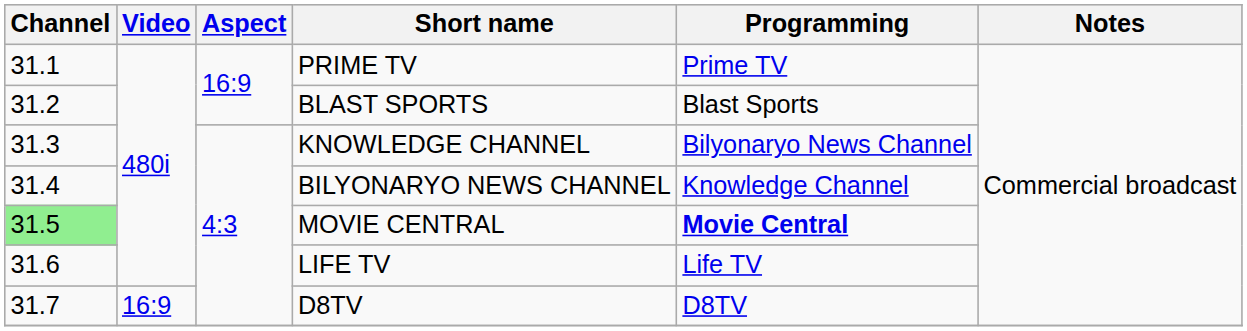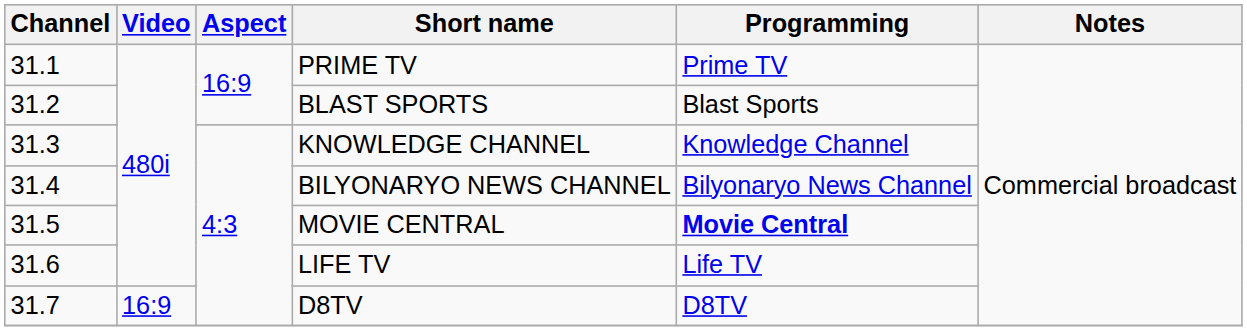(827, 144) Bilyonaryo News Channel -> (796, 144) Knowledge Channel
(796, 184) Knowledge Channel -> (827, 184) Bilyonaryo News Channel
(35, 225) lightgreen background -> (35, 225) no background
